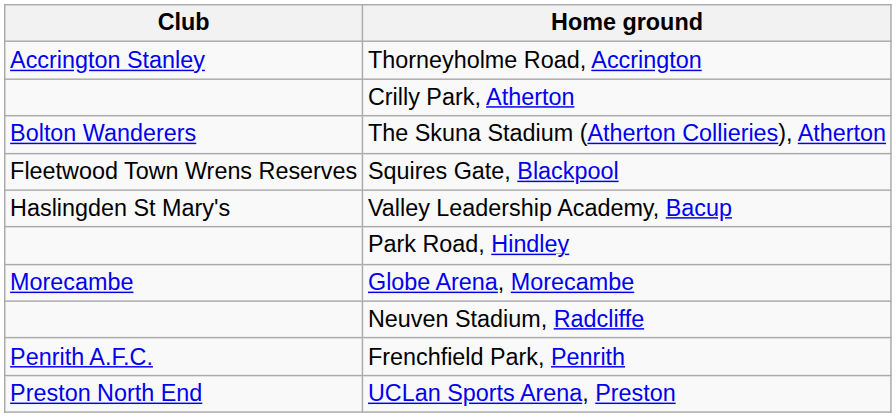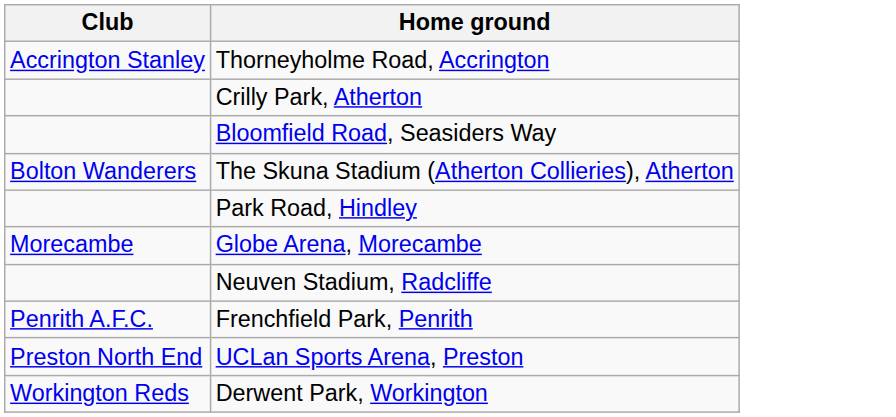+ row: (386, 134)
- row: (493, 171)
- row: (550, 208)
+ row: (352, 393)
